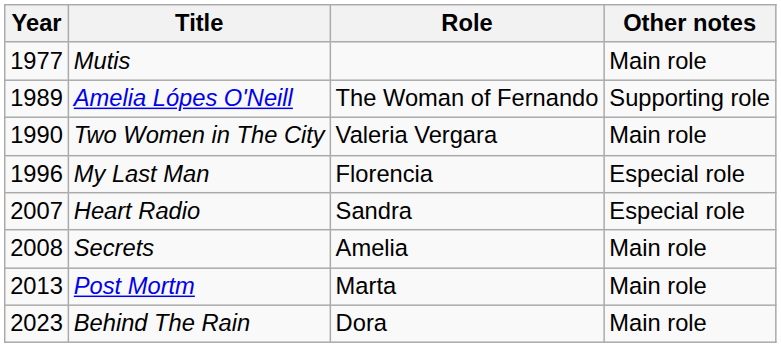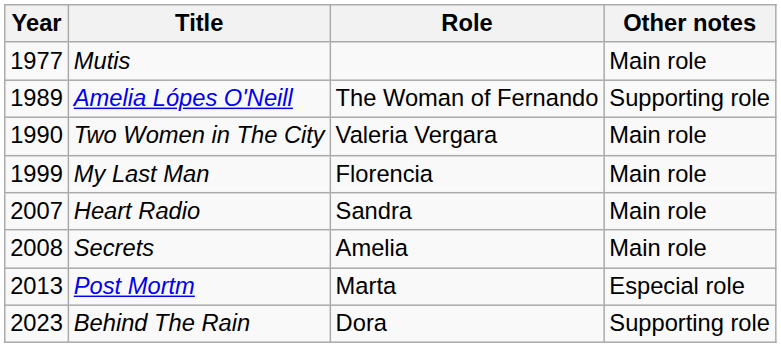(37, 173) 1996 -> (37, 173) 1999
(677, 173) Especial role -> (658, 173) Main role
(677, 211) Especial role -> (658, 211) Main role
(658, 286) Main role -> (677, 286) Especial role
(658, 323) Main role -> (690, 323) Supporting role
